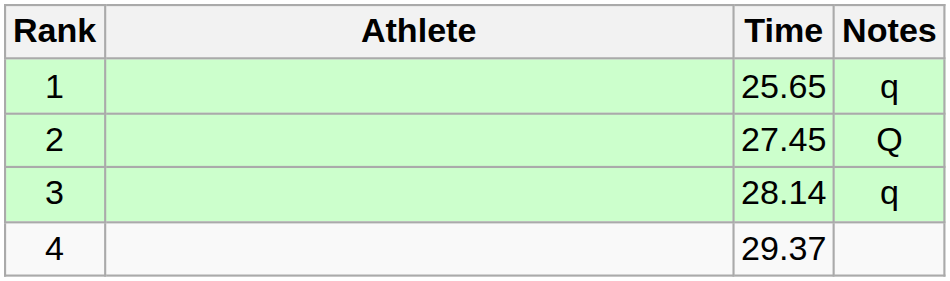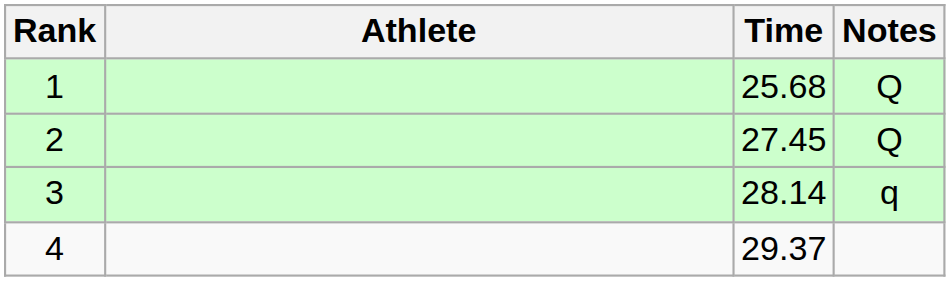(784, 85) 25.65 -> (784, 85) 25.68
(889, 85) q -> (889, 85) Q
